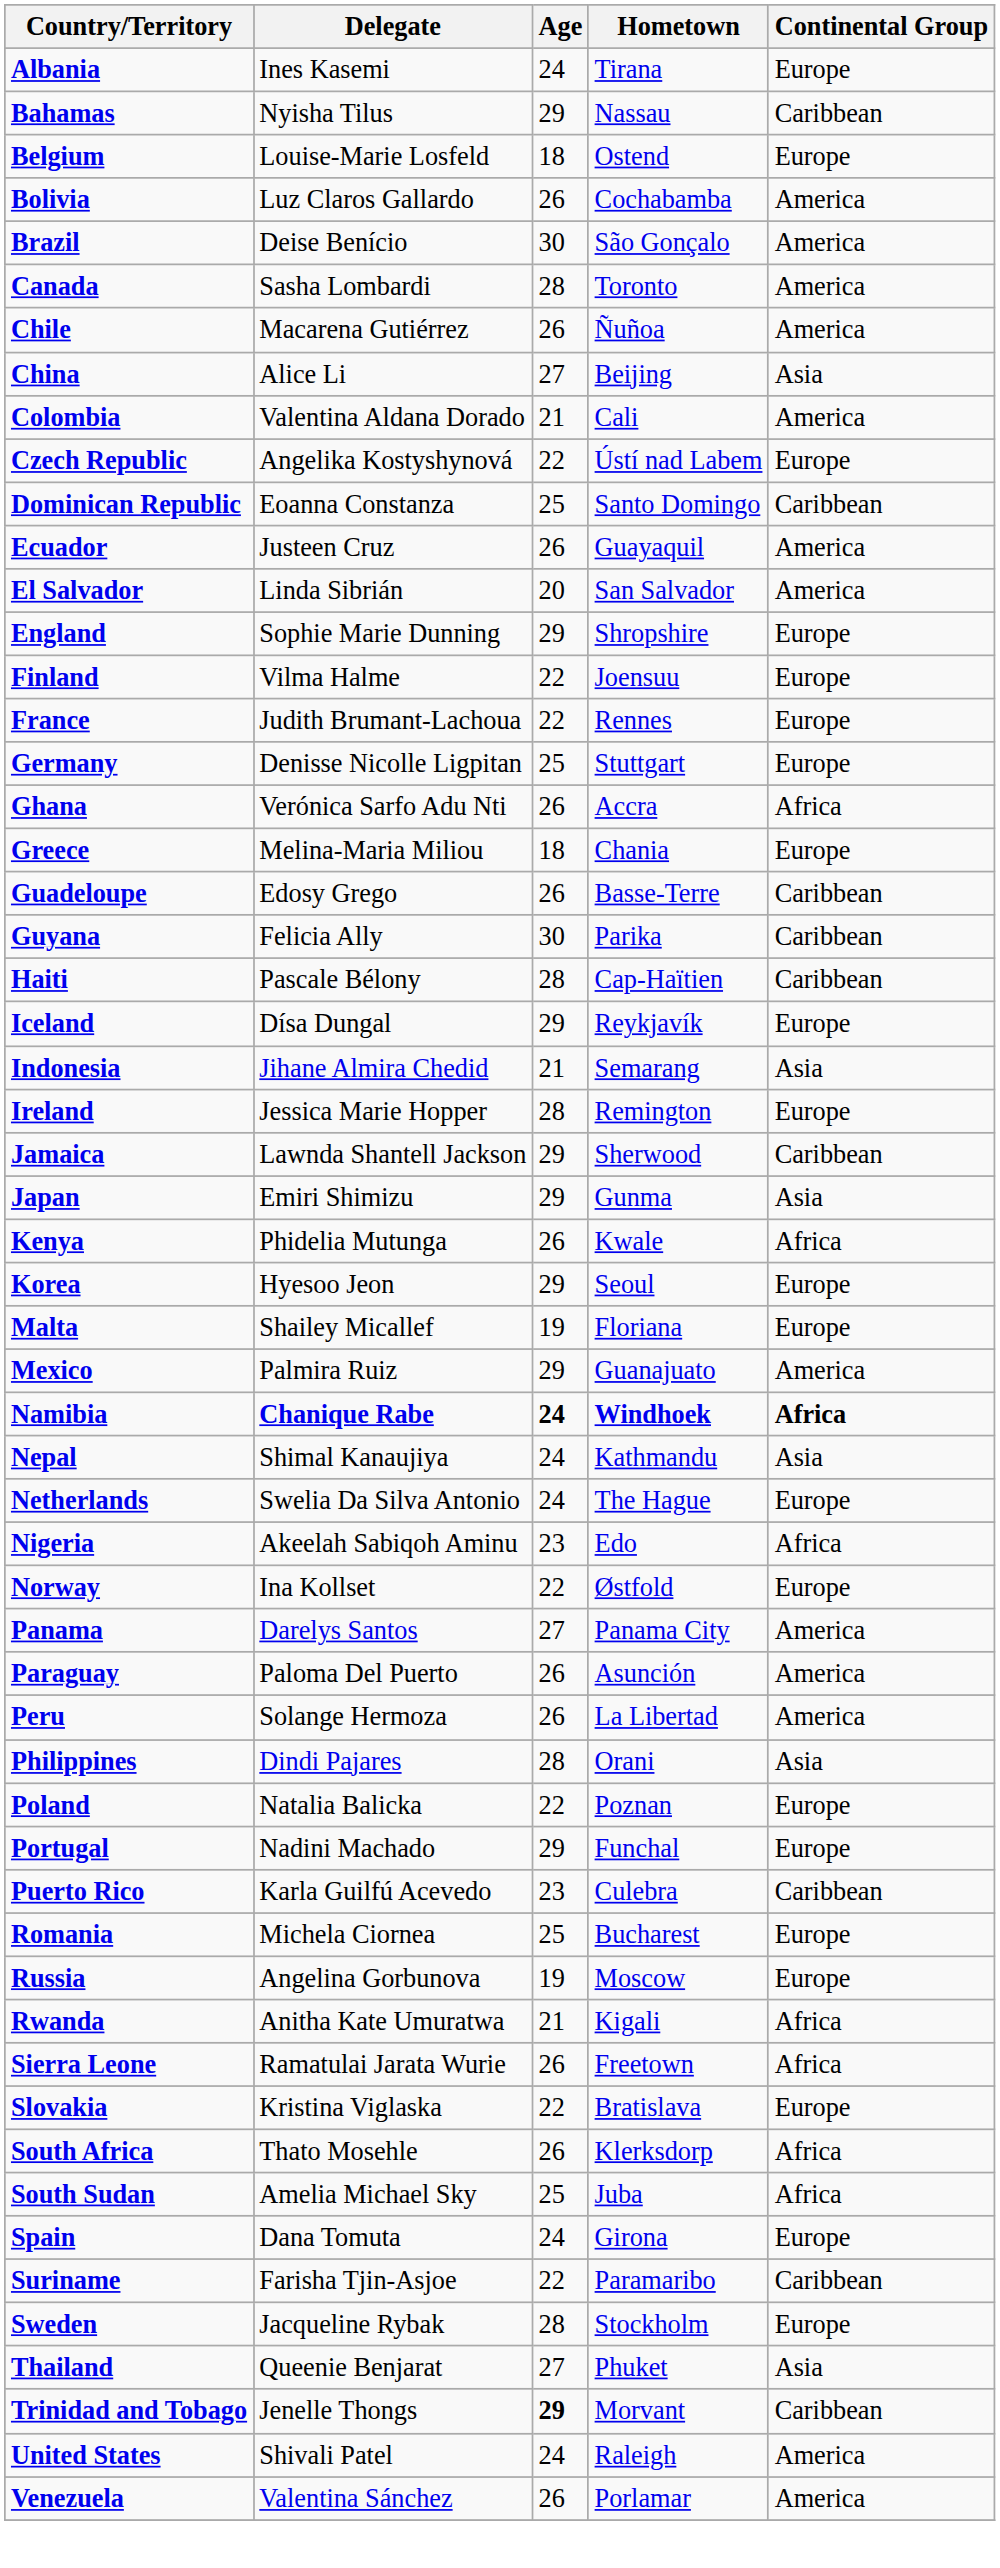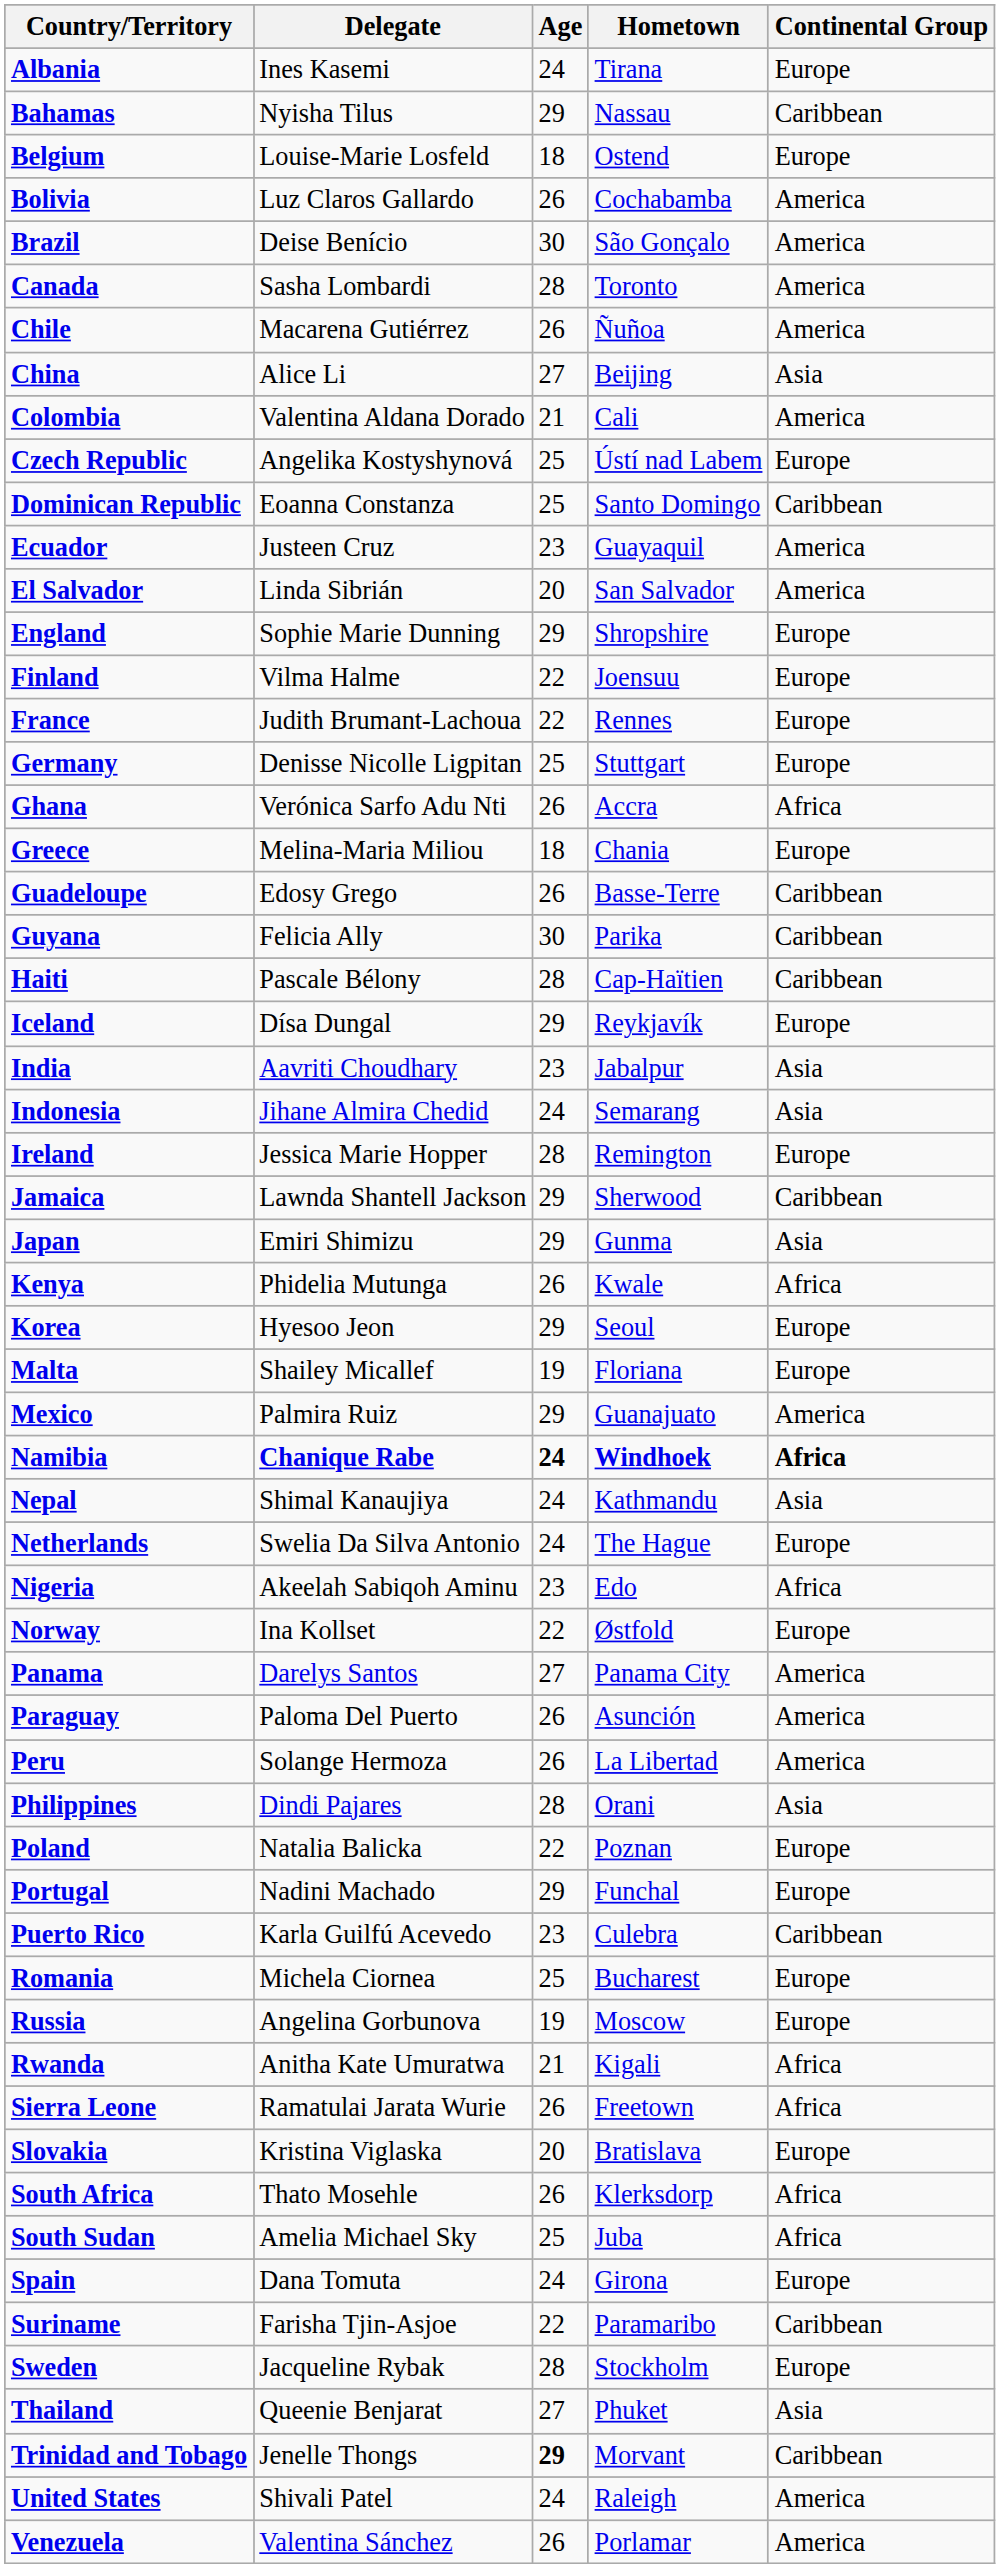(552, 459) 22 -> (552, 459) 25
(552, 546) 26 -> (552, 546) 23
+ row: (41, 1066)
(552, 1066) 21 -> (552, 1110) 24
(552, 2107) 22 -> (552, 2150) 20
